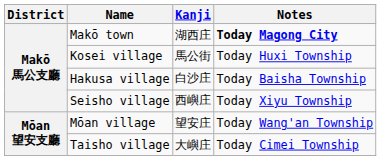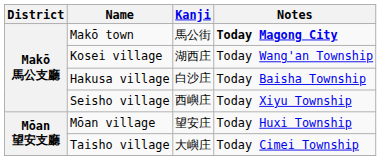(193, 34) 湖西庄 -> (193, 34) 馬公街
(193, 56) 馬公街 -> (193, 56) 湖西庄
(284, 57) Today Huxi Township -> (295, 57) Today Wang'an Township
(295, 123) Today Wang'an Township -> (284, 123) Today Huxi Township
